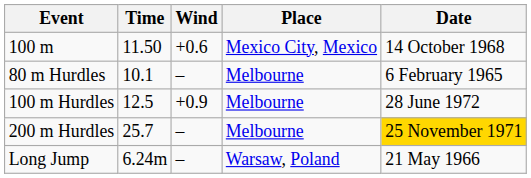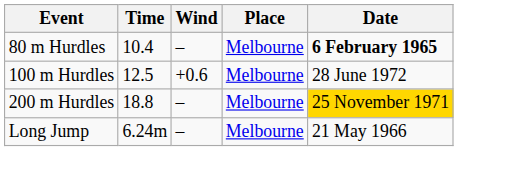- row: (31, 46)
(138, 74) 10.1 -> (138, 46) 10.4
(444, 74) normal -> (375, 46) bold
(192, 103) +0.9 -> (192, 74) +0.6
(138, 131) 25.7 -> (138, 103) 18.8
(283, 159) Warsaw, Poland -> (265, 131) Melbourne
